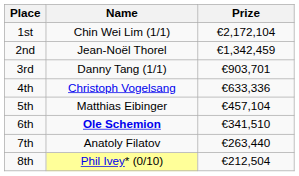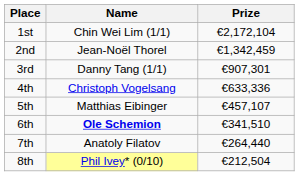(246, 69) €903,701 -> (246, 69) €907,301
(246, 106) €457,104 -> (246, 106) €457,107
(246, 143) €263,440 -> (246, 143) €264,440
